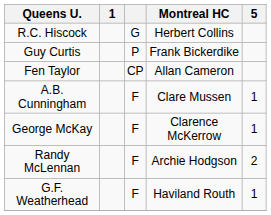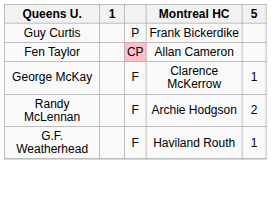- row: (52, 33)
(135, 71) no background -> (135, 52) pink background
- row: (52, 96)
